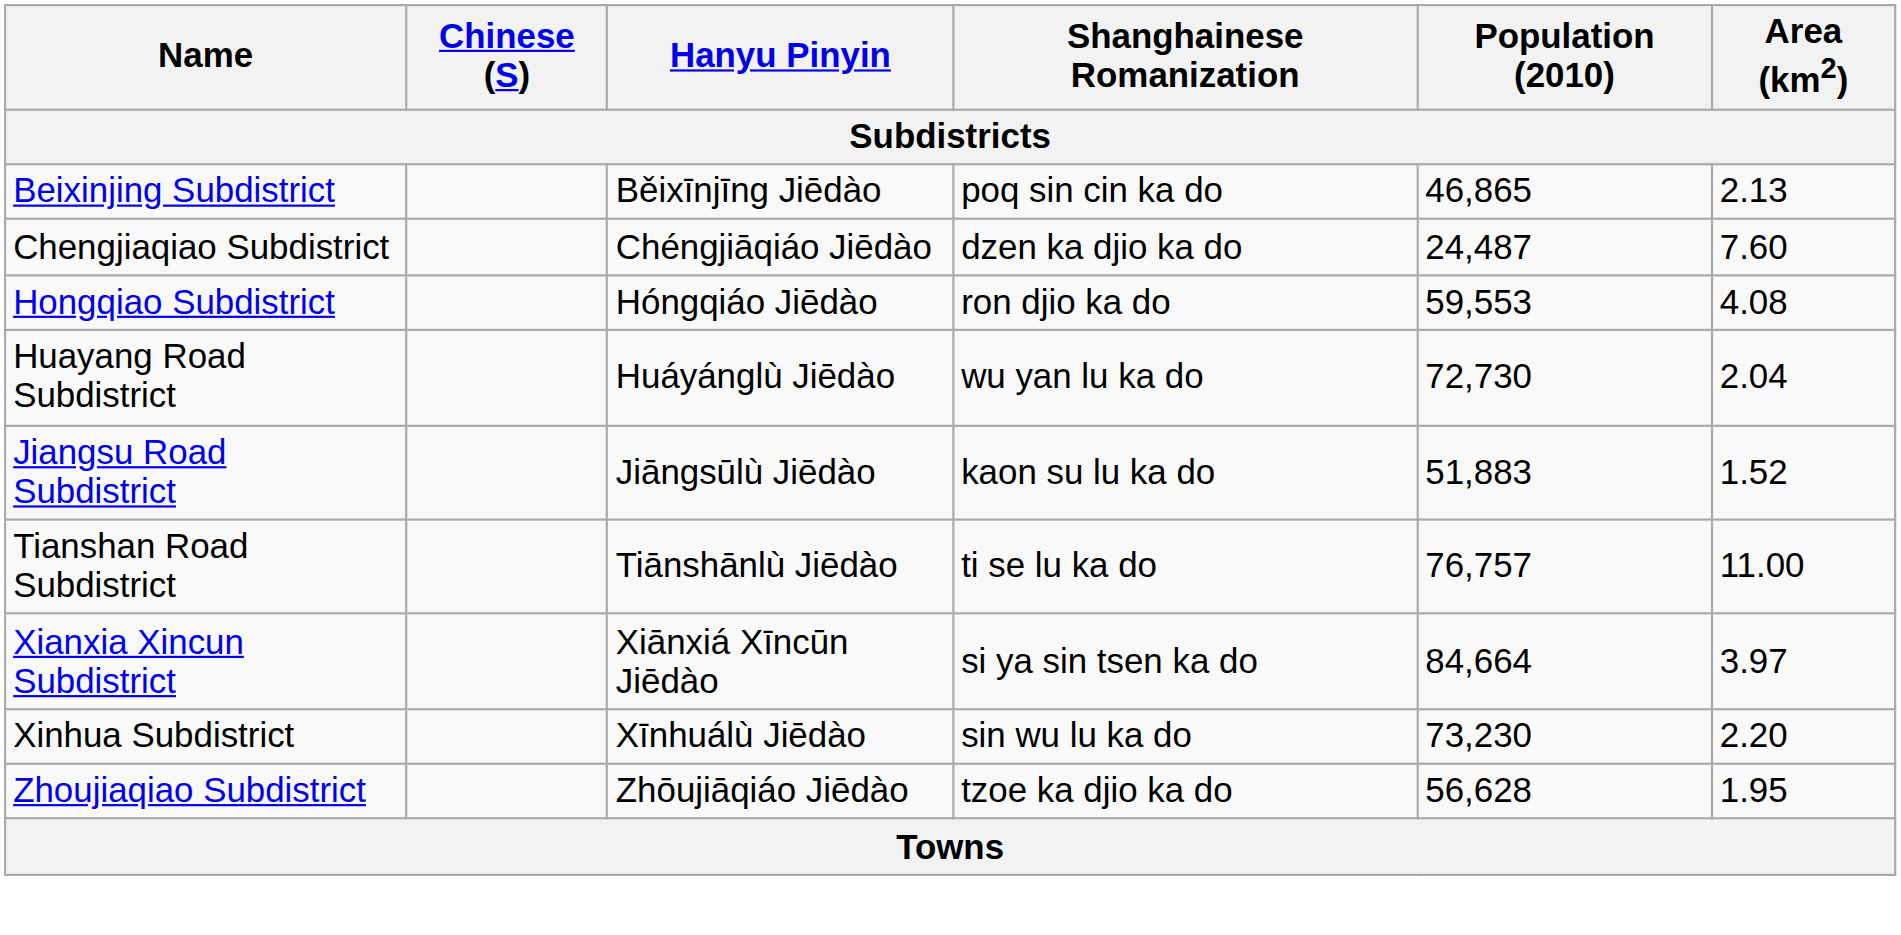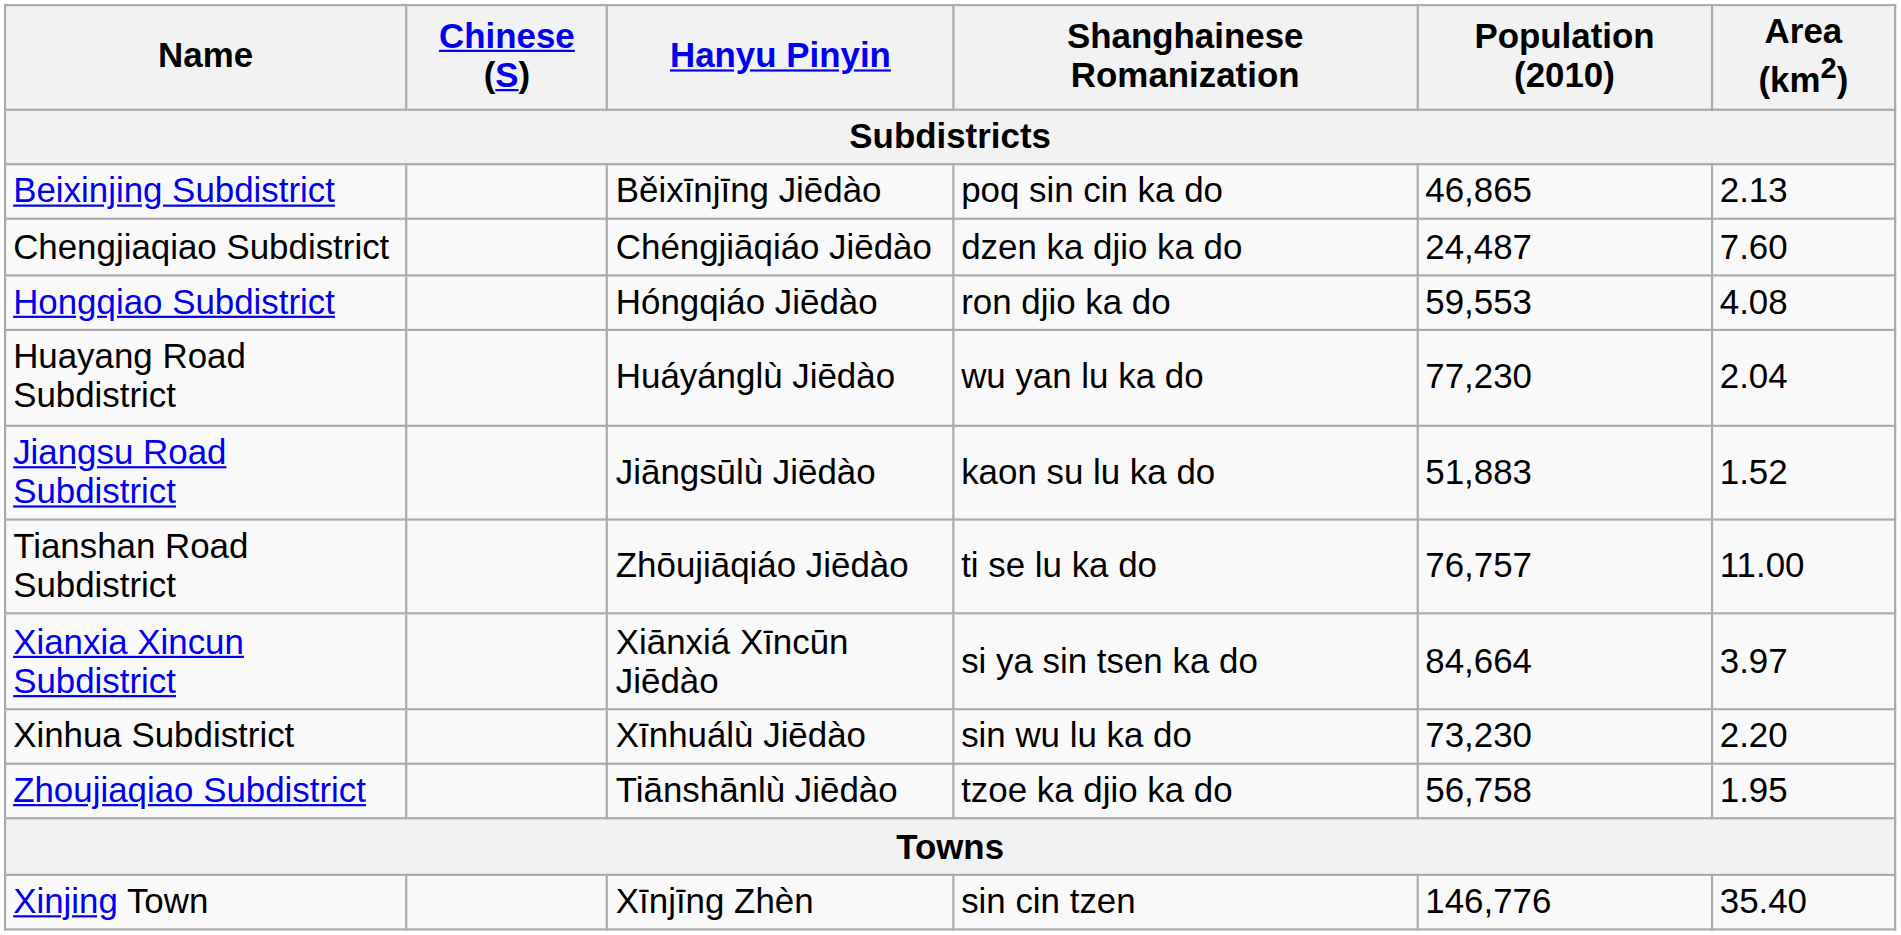(1479, 377) 72,730 -> (1479, 377) 77,230
(757, 566) Tiānshānlù Jiēdào -> (762, 566) Zhōujiāqiáo Jiēdào
(762, 790) Zhōujiāqiáo Jiēdào -> (757, 790) Tiānshānlù Jiēdào
(1479, 790) 56,628 -> (1479, 790) 56,758
+ row: (111, 901)
